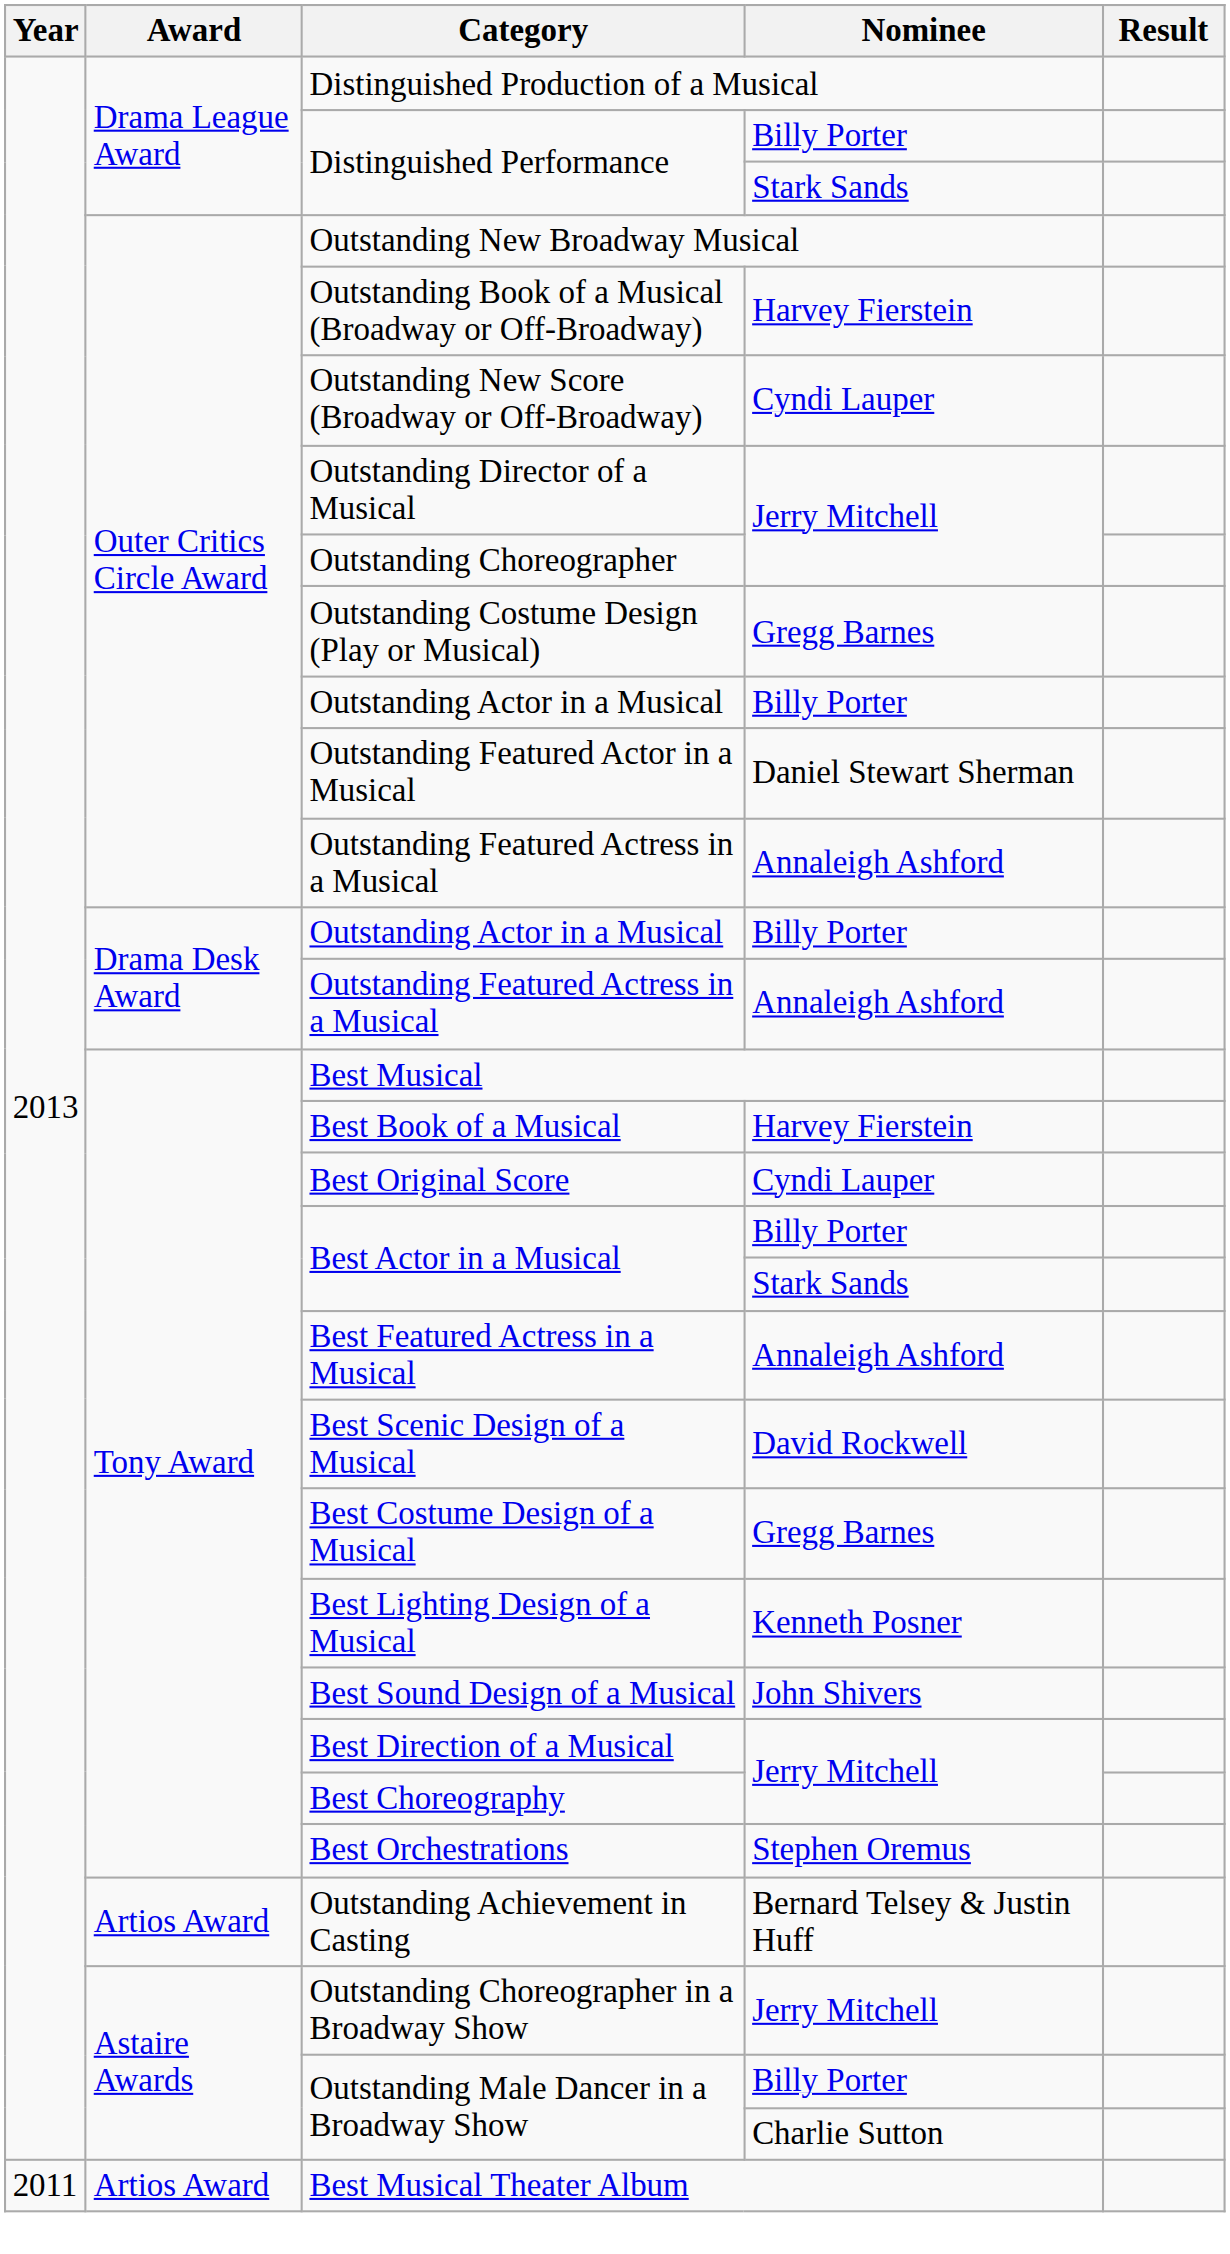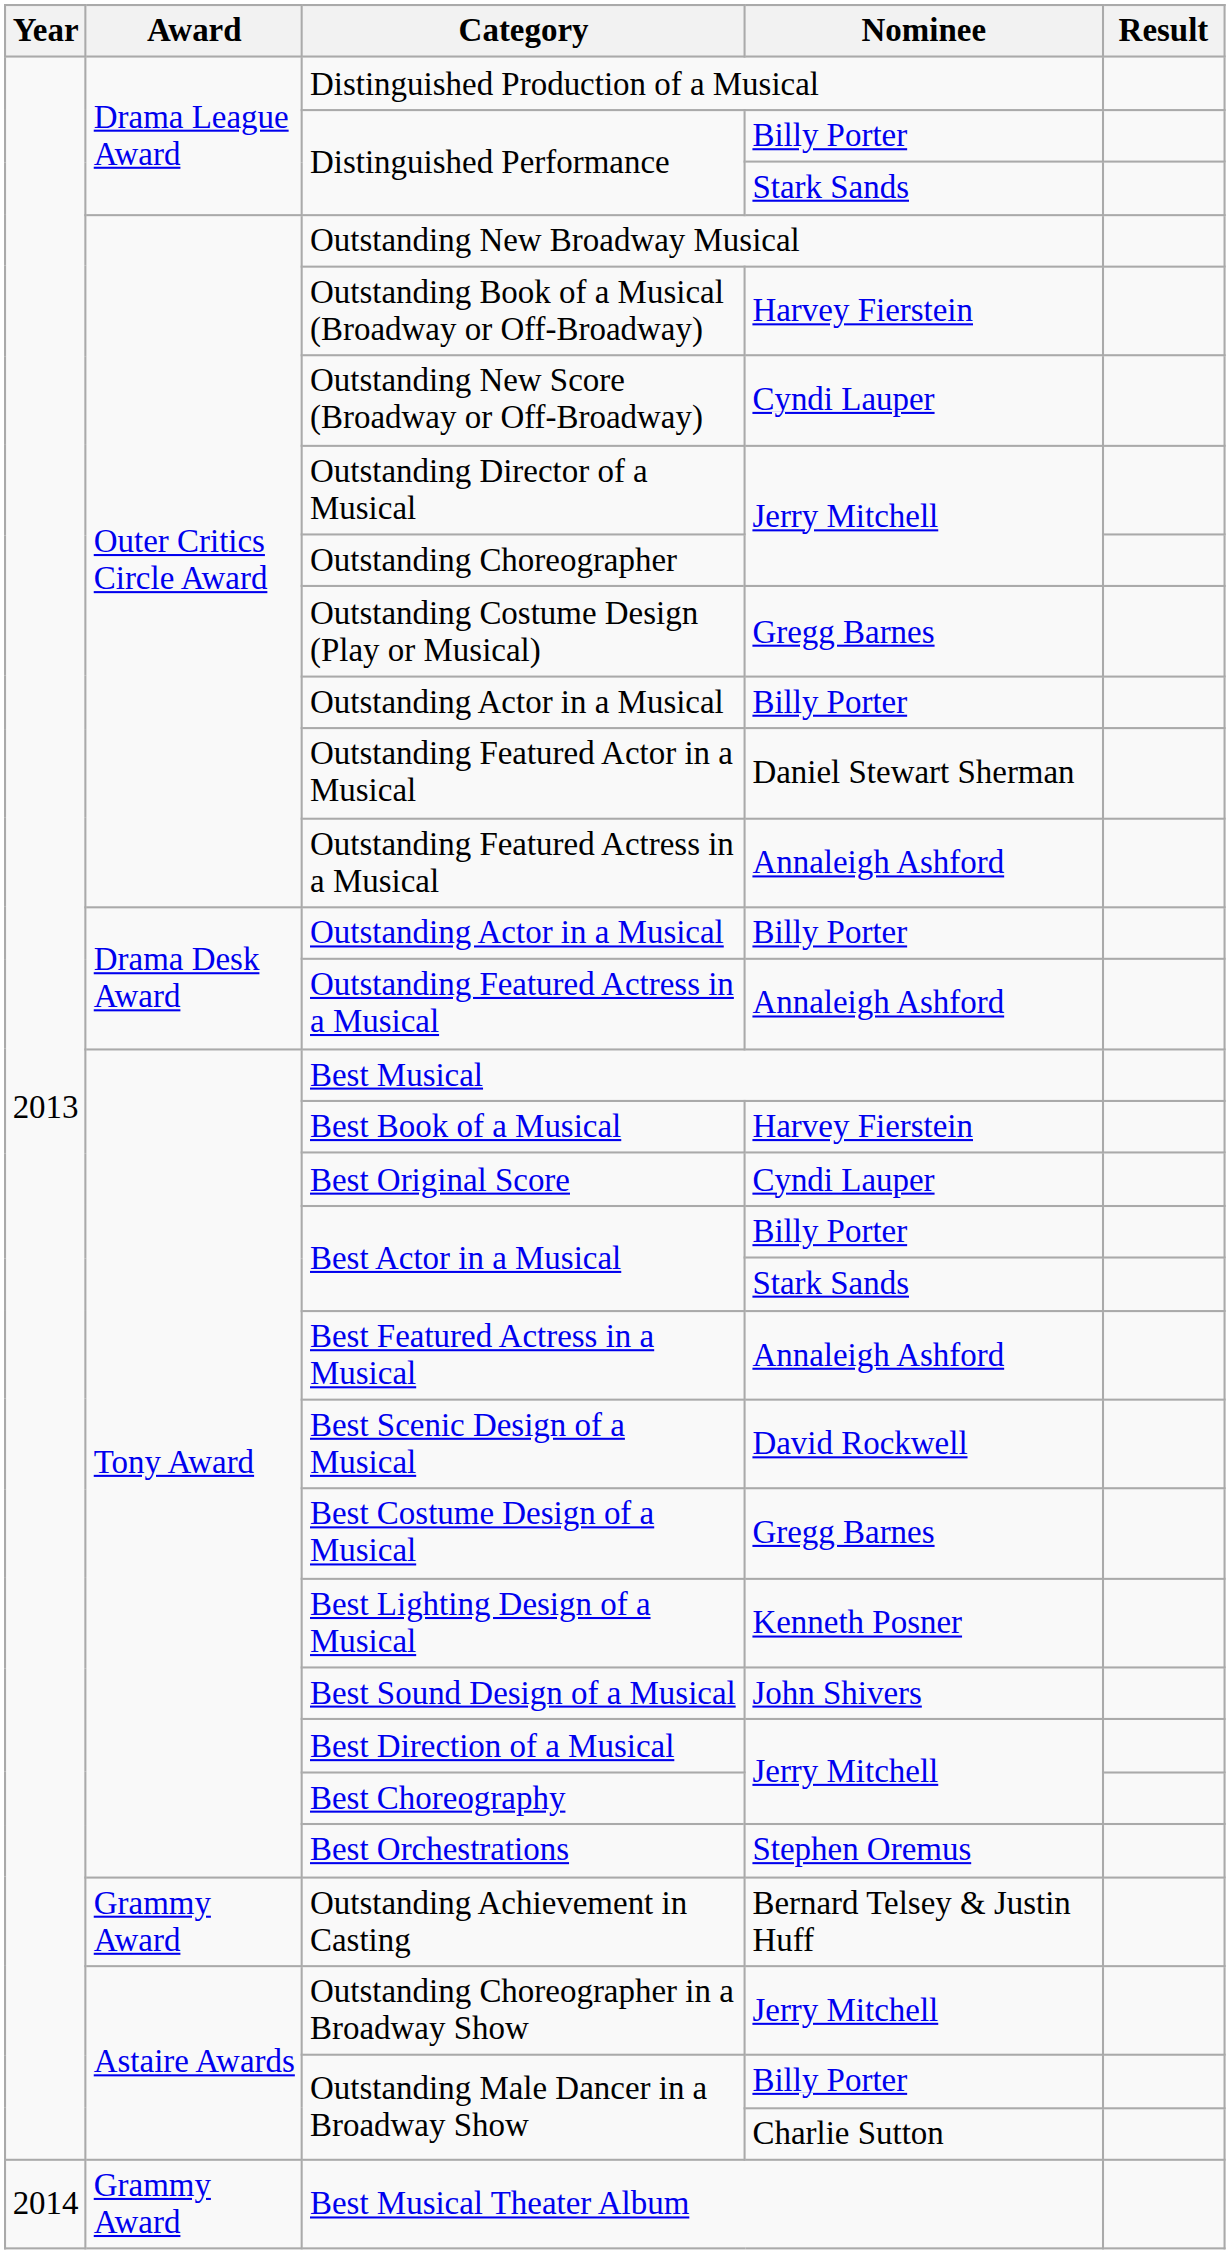(181, 1920) Artios Award -> (152, 1920) Grammy Award
(45, 2185) 2011 -> (46, 2203) 2014
(181, 2185) Artios Award -> (152, 2203) Grammy Award
